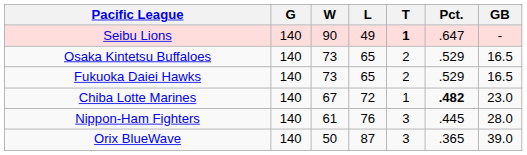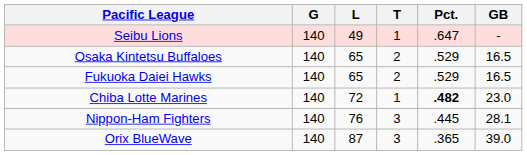- column: (330, 14)
(406, 35) bold -> (397, 35) normal
(500, 118) 28.0 -> (498, 118) 28.1
